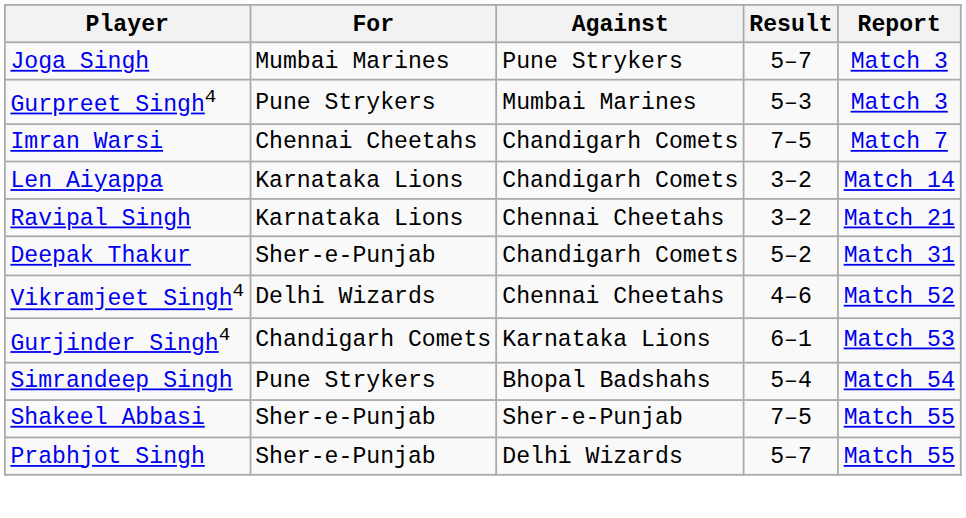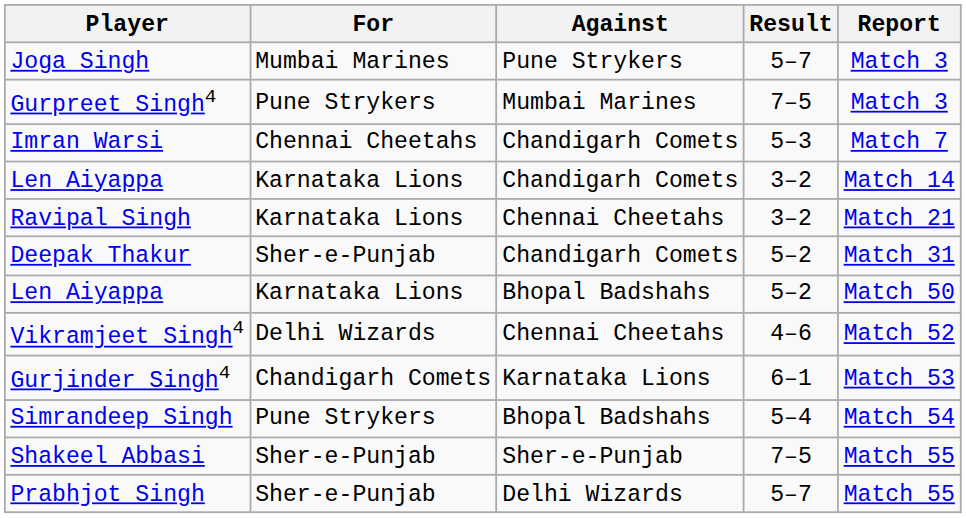(791, 102) 5–3 -> (791, 102) 7–5
(791, 143) 7–5 -> (791, 143) 5–3
+ row: (87, 294)
